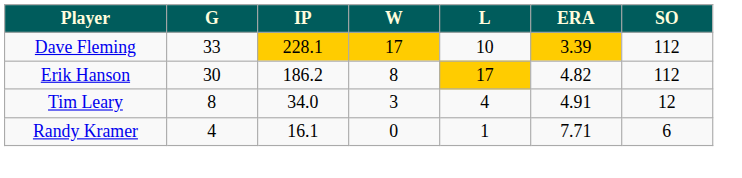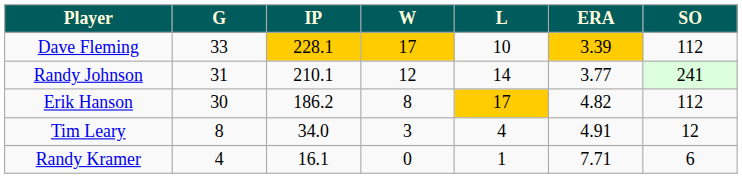+ row: (88, 74)
